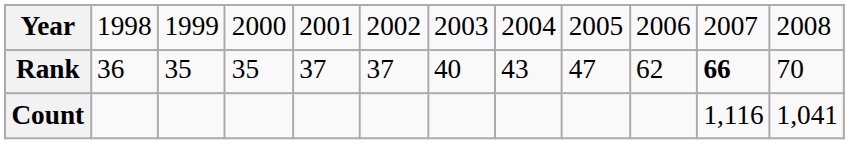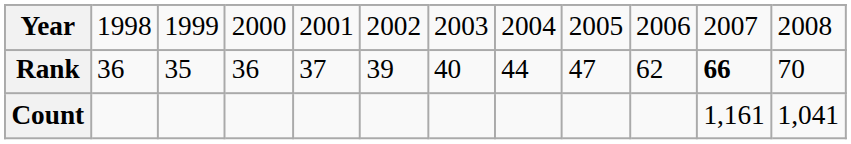(245, 70) 35 -> (245, 70) 36
(380, 70) 37 -> (380, 70) 39
(515, 70) 43 -> (515, 70) 44
(734, 114) 1,116 -> (734, 114) 1,161
